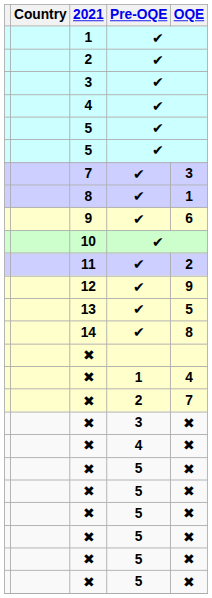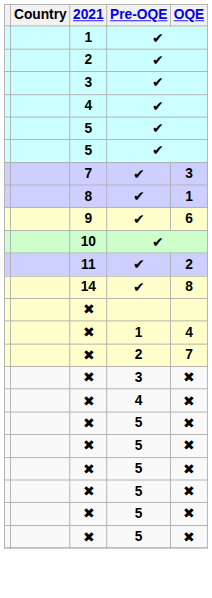- row: (88, 287)
- row: (88, 309)
